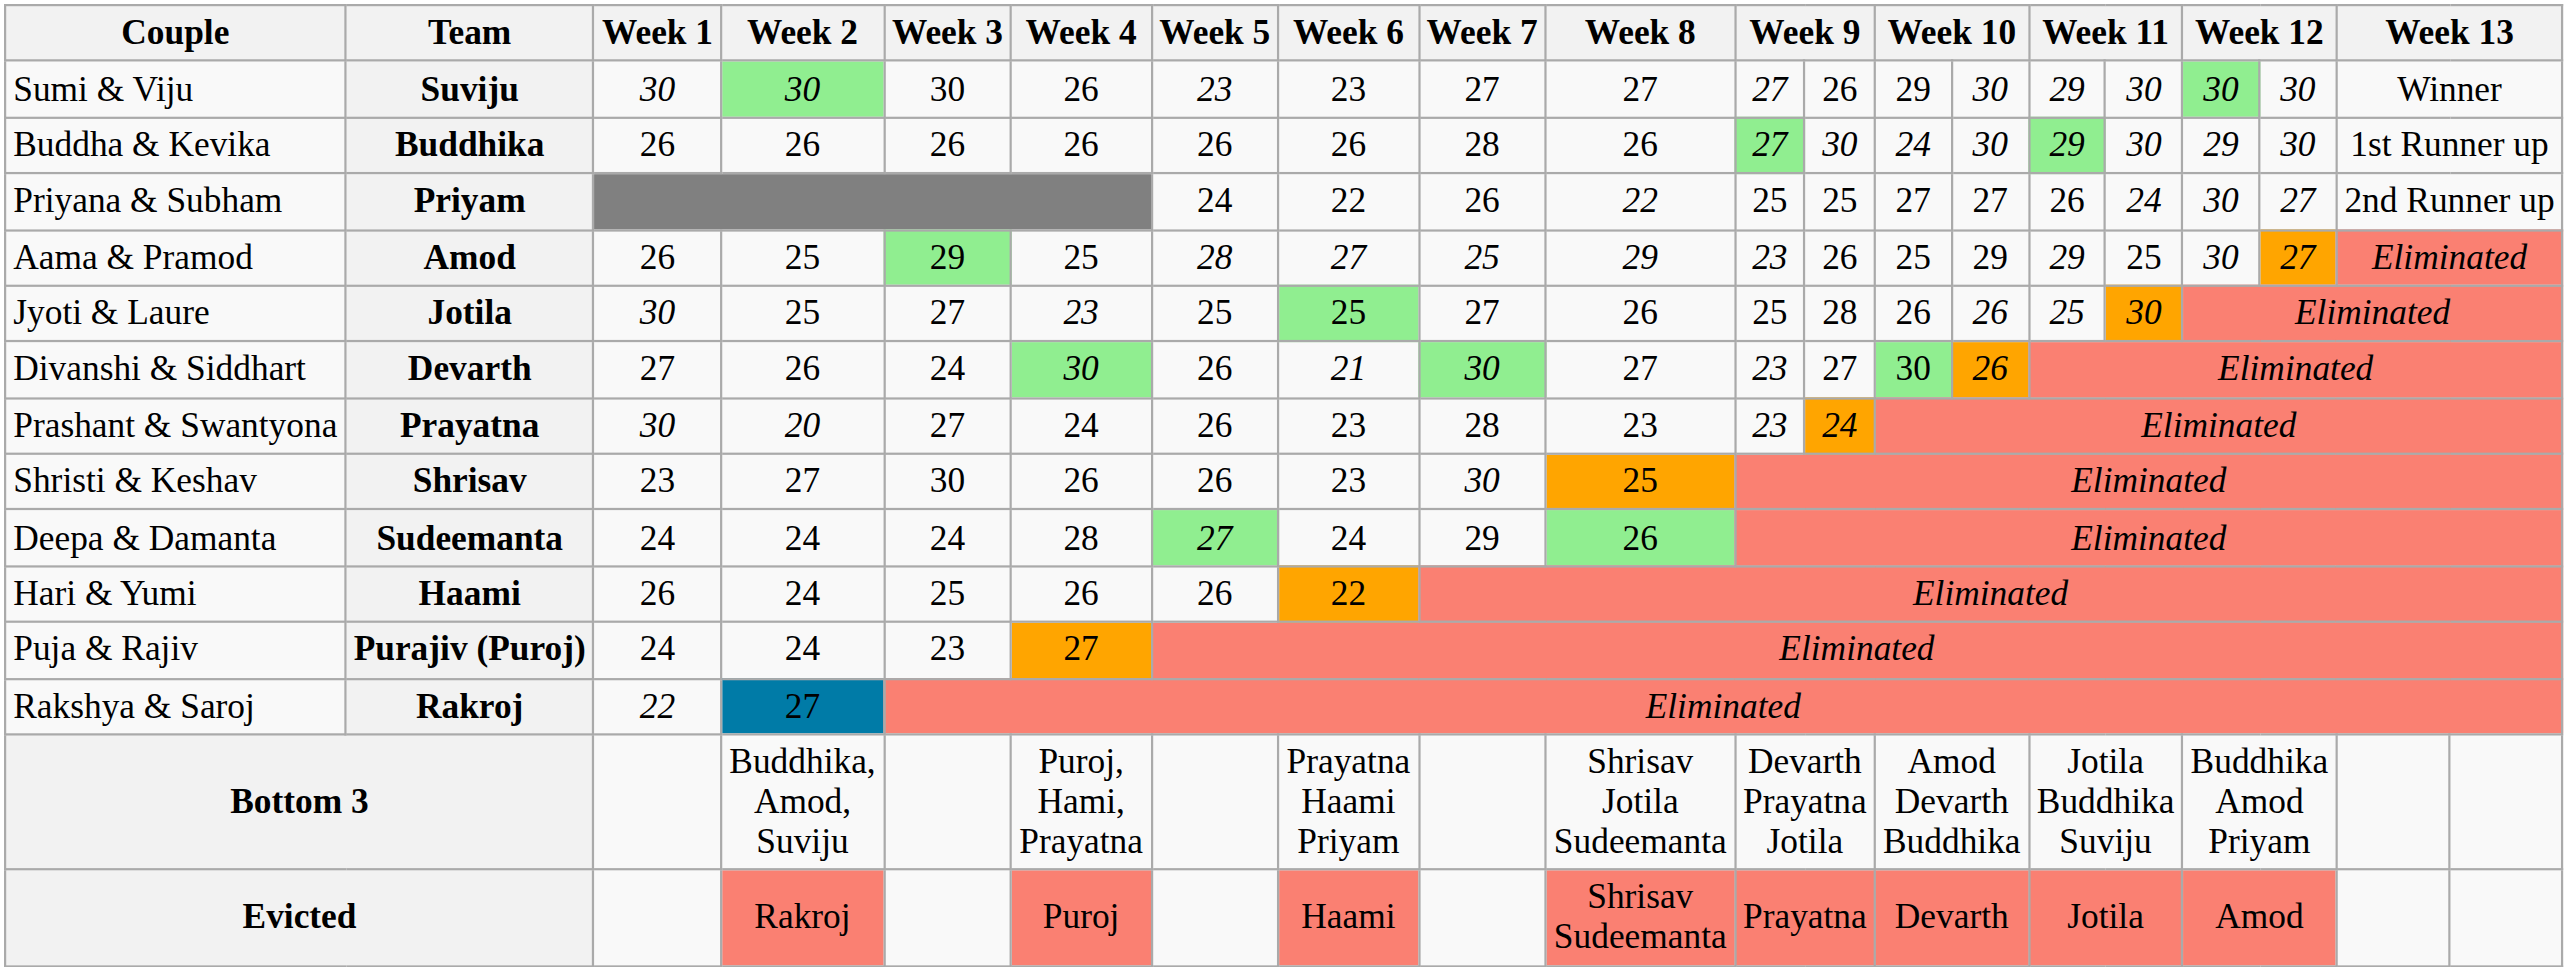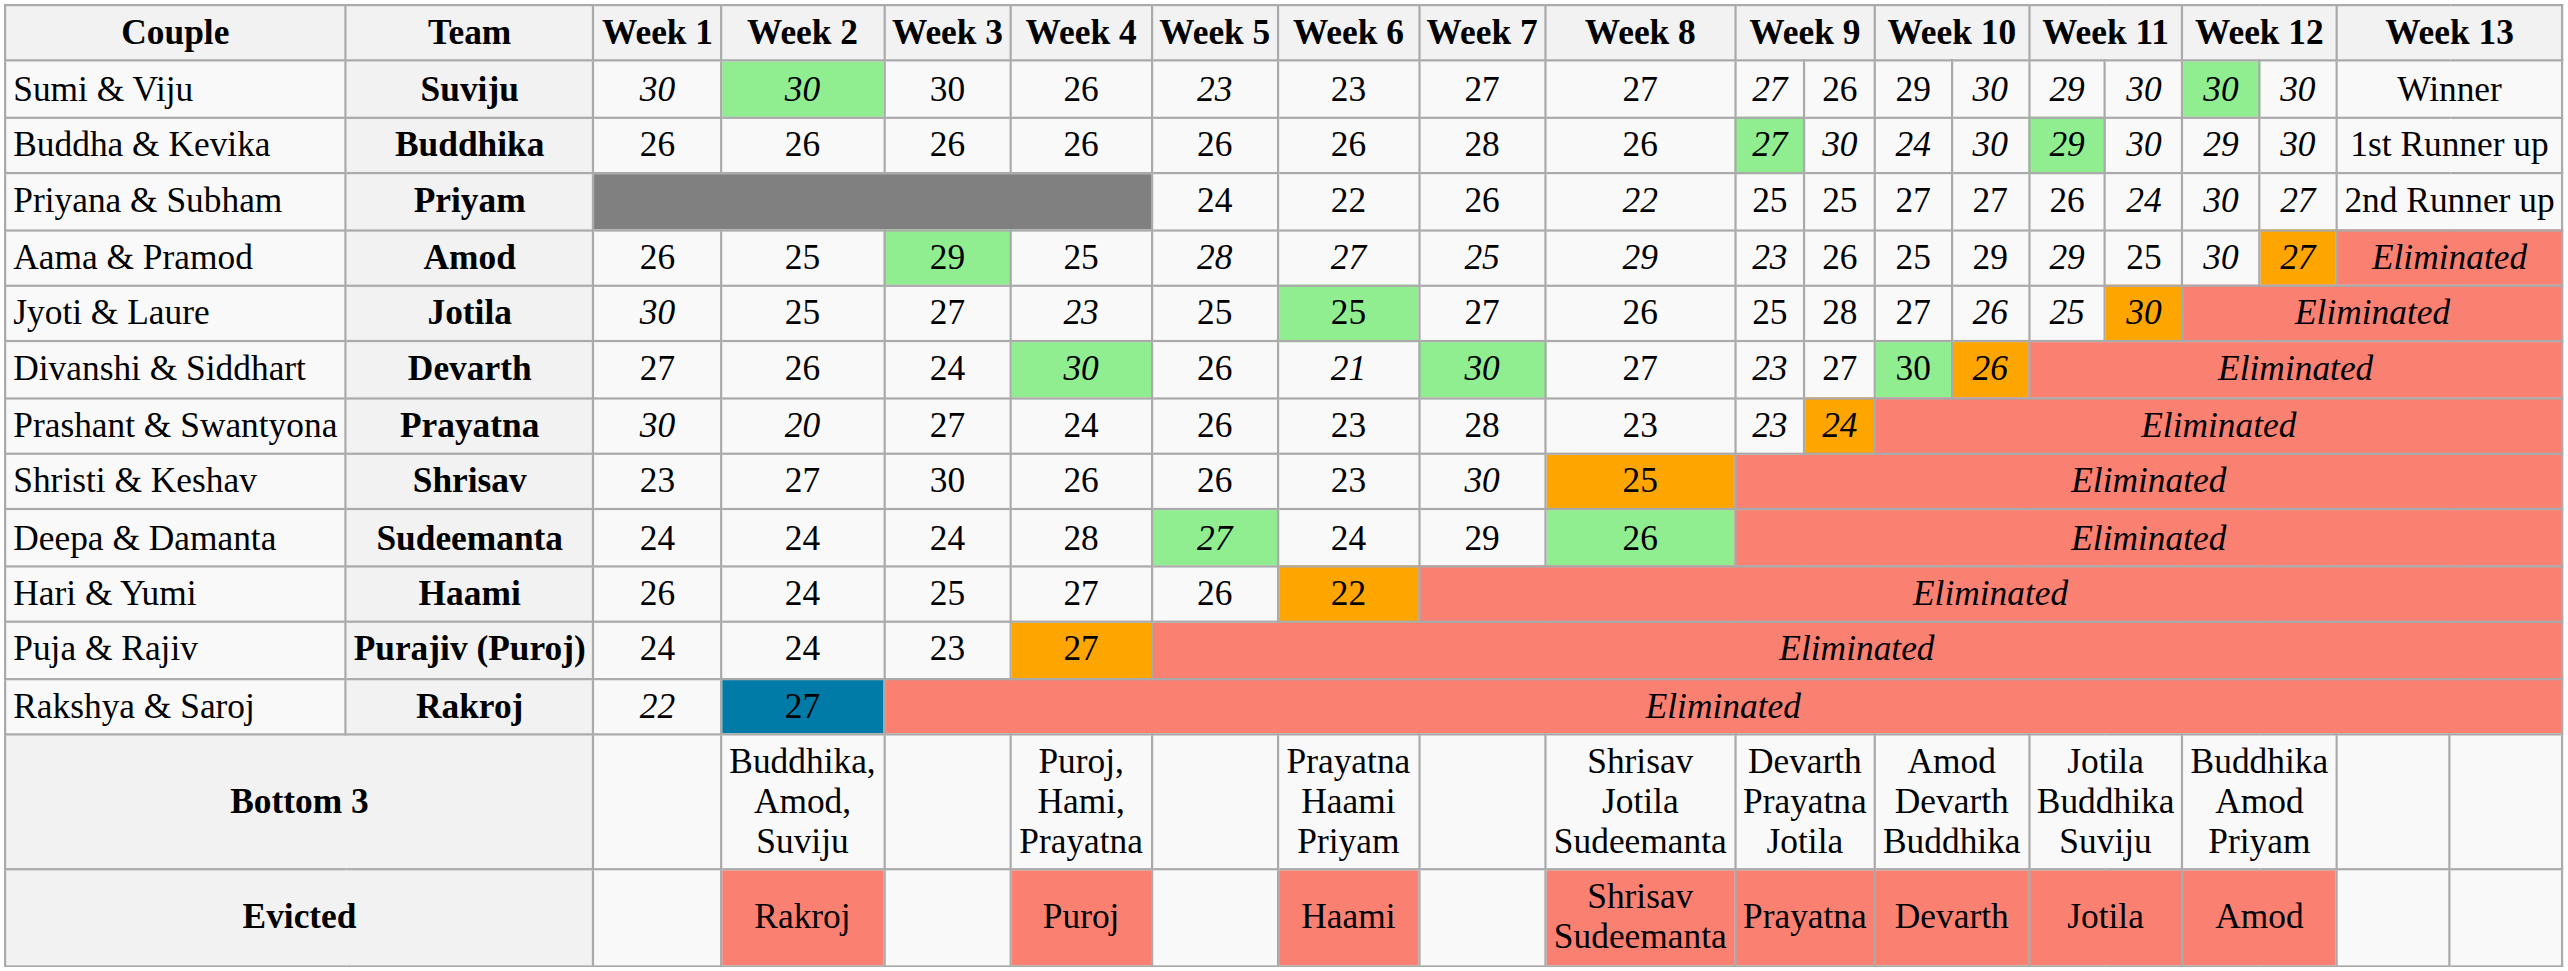(1913, 312) 26 -> (1913, 312) 27
(1081, 593) 26 -> (1081, 593) 27
